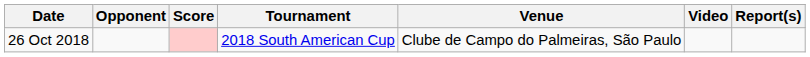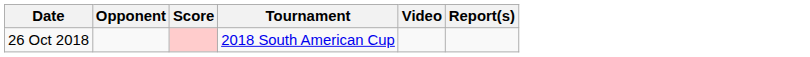- column: (542, 16)
